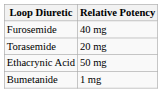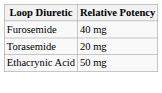- row: (32, 79)
